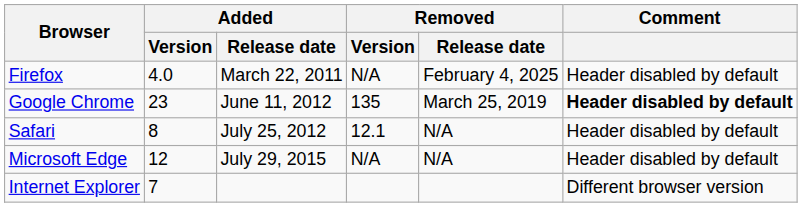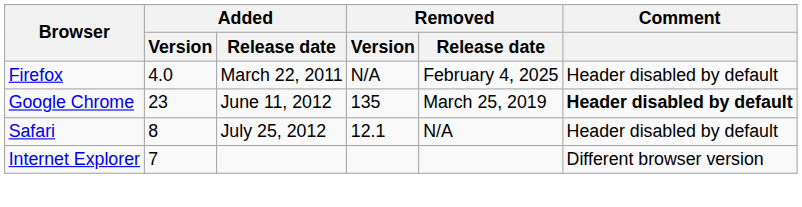- row: (68, 159)
